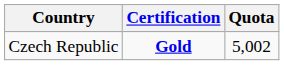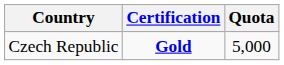(251, 45) 5,002 -> (251, 45) 5,000
